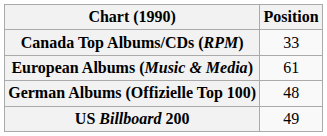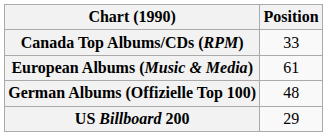(291, 118) 49 -> (291, 118) 29
